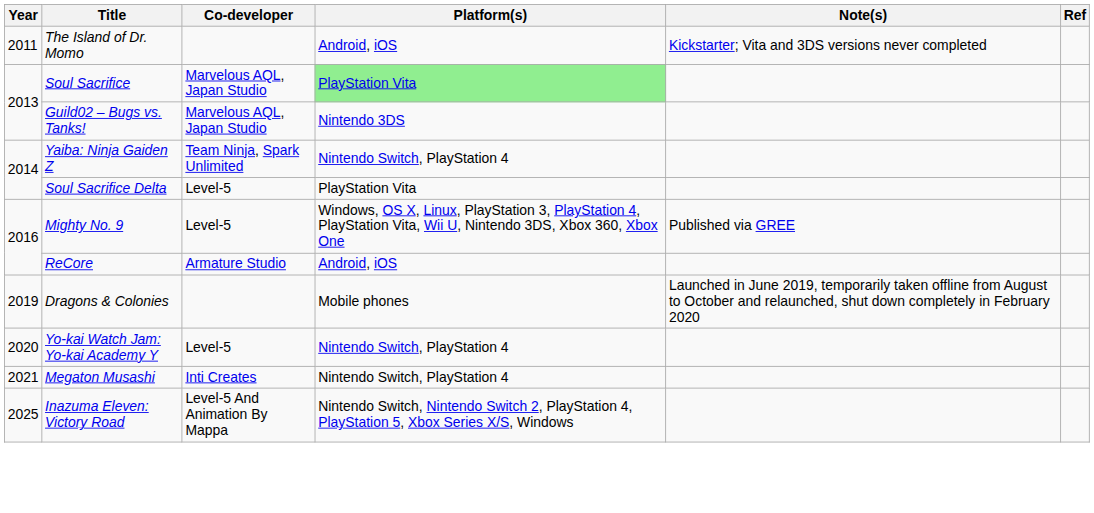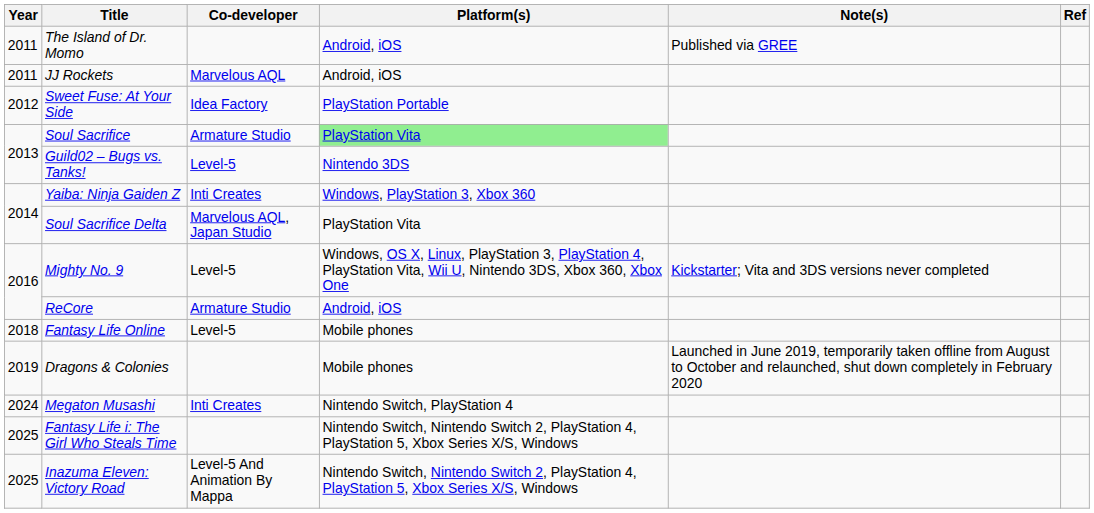(828, 45) Kickstarter; Vita and 3DS versions never completed -> (734, 45) Published via GREE
+ row: (79, 75)
+ row: (108, 105)
(235, 83) Marvelous AQL, Japan Studio -> (240, 135) Armature Studio
(235, 120) Marvelous AQL, Japan Studio -> (213, 165) Level-5
(242, 158) Team Ninja, Spark Unlimited -> (226, 194) Inti Creates
(413, 158) Nintendo Switch, PlayStation 4 -> (429, 194) Windows, PlayStation 3, Xbox 360
(208, 188) Level-5 -> (240, 224) Marvelous AQL, Japan Studio
(732, 226) Published via GREE -> (830, 270) Kickstarter; Vita and 3DS versions never completed
+ row: (105, 330)
- row: (103, 347)
(23, 377) 2021 -> (23, 405) 2024
+ row: (111, 435)
